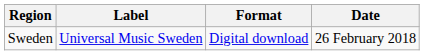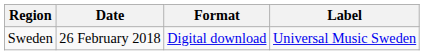columns swapped: (366, 15) <-> (131, 15)
